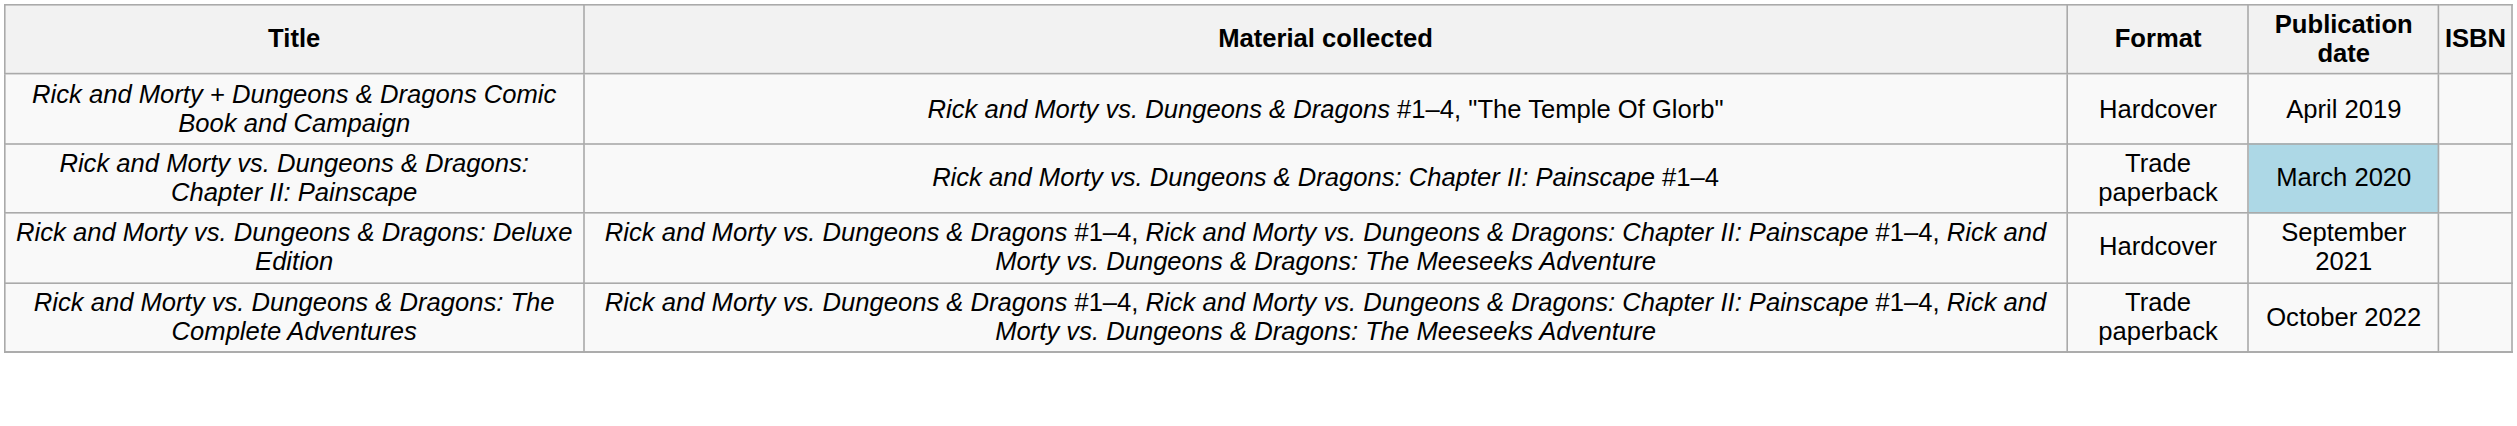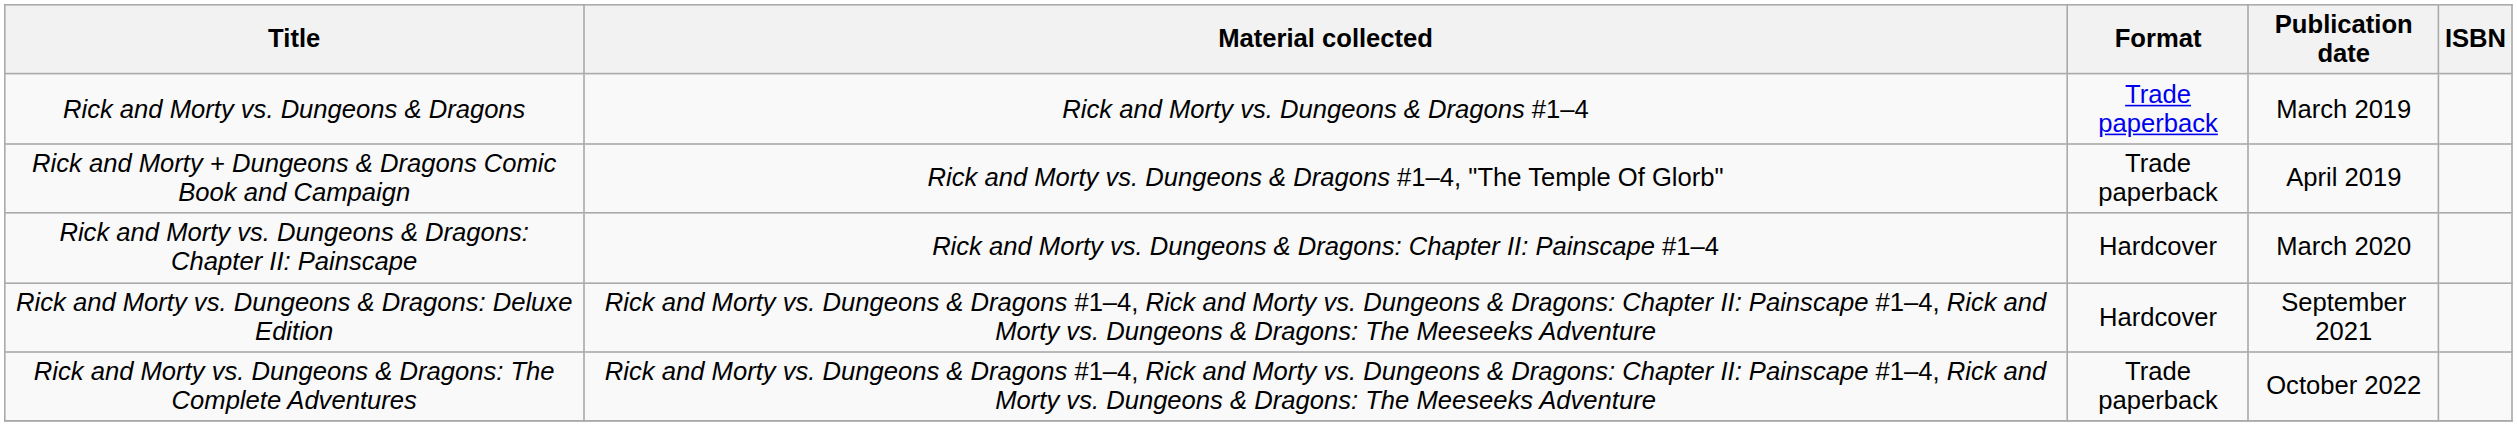+ row: (294, 108)
(2158, 108) Hardcover -> (2158, 178) Trade paperback
(2158, 178) Trade paperback -> (2158, 247) Hardcover
(2344, 178) lightblue background -> (2344, 247) no background
